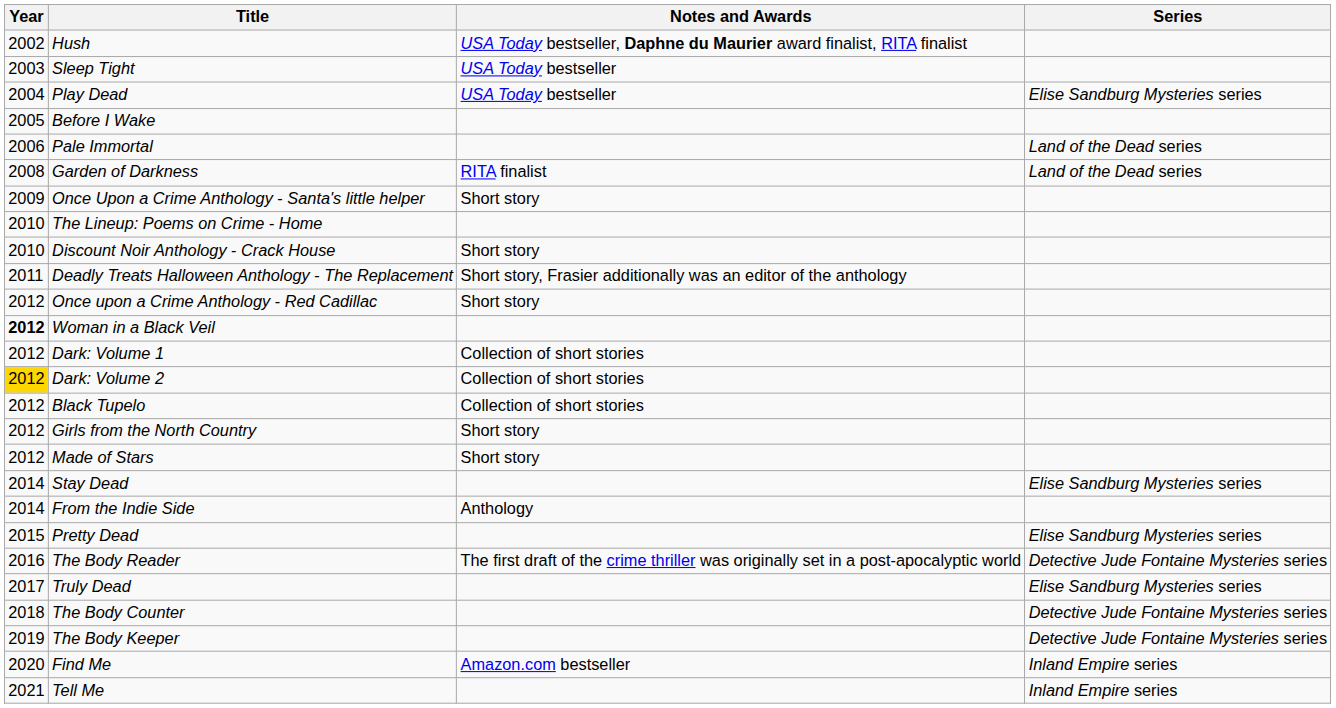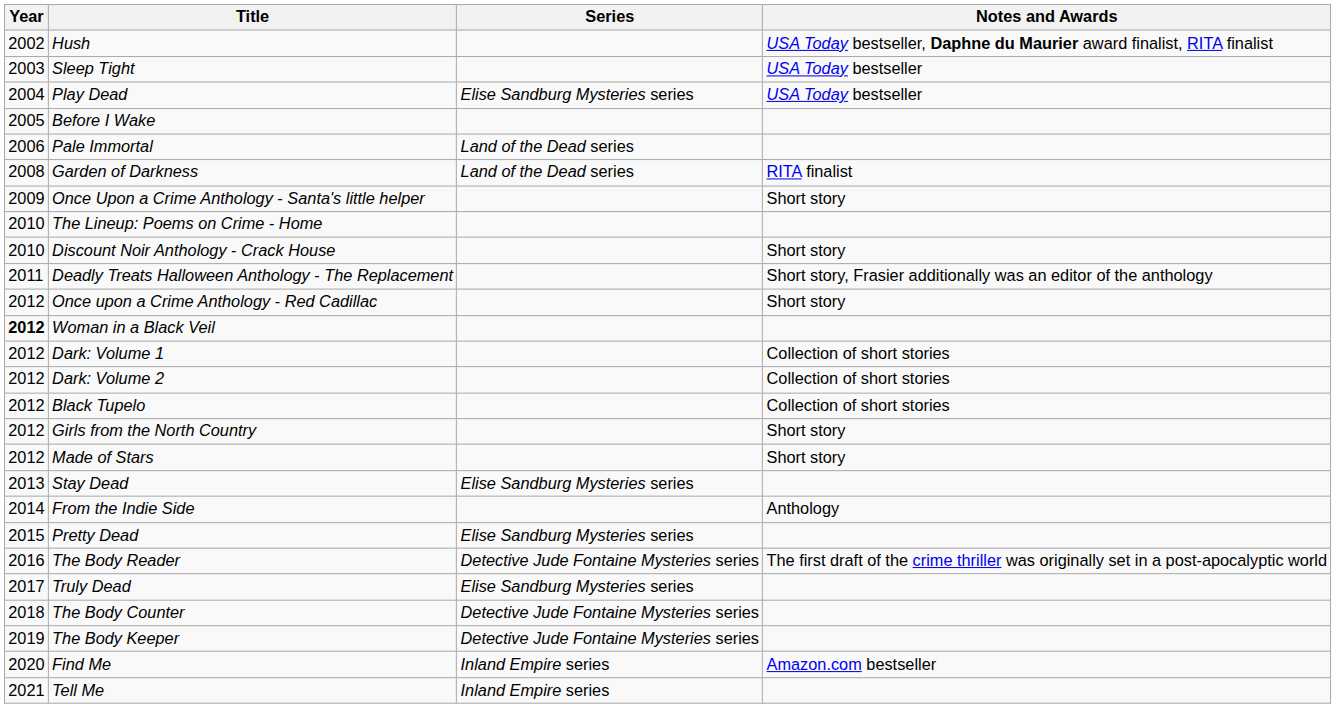columns swapped: (1178, 17) <-> (741, 17)
(26, 379) gold background -> (26, 379) no background
(26, 483) 2014 -> (26, 483) 2013
